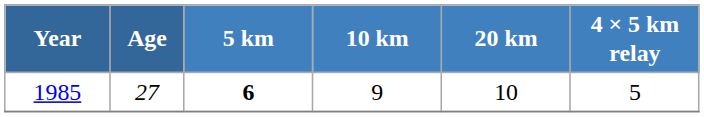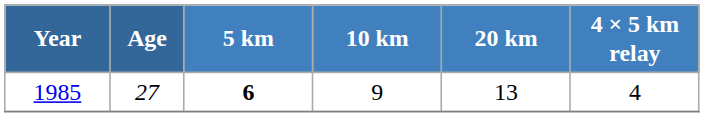(506, 91) 10 -> (506, 91) 13
(635, 91) 5 -> (635, 91) 4
